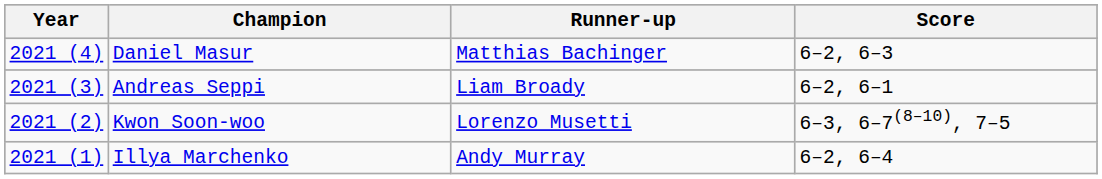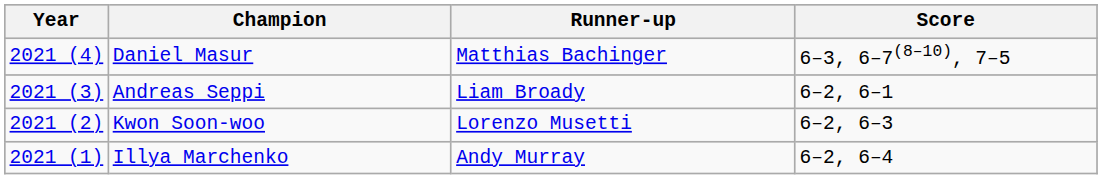(846, 54) 6–2, 6–3 -> (905, 56) 6–3, 6–7(8–10), 7–5
(905, 122) 6–3, 6–7(8–10), 7–5 -> (846, 124) 6–2, 6–3
